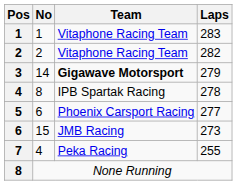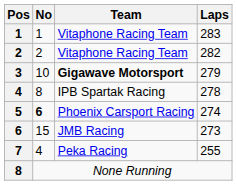(42, 73) 14 -> (42, 73) 10
(39, 112) normal -> (39, 112) bold
(210, 112) 277 -> (210, 112) 274
